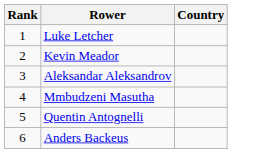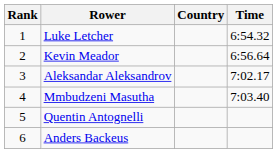+ column: (250, 14)
